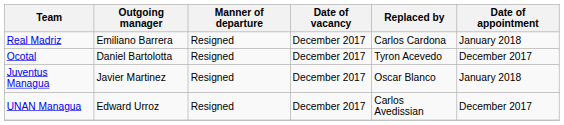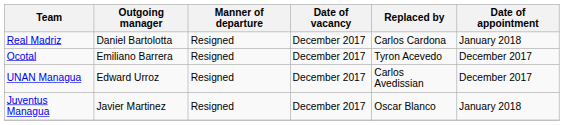(135, 40) Emiliano Barrera -> (134, 40) Daniel Bartolotta
(134, 56) Daniel Bartolotta -> (135, 56) Emiliano Barrera
rows swapped: (44, 106) <-> (28, 78)
